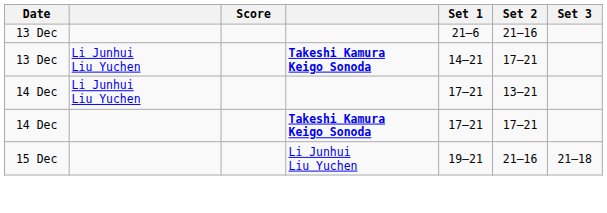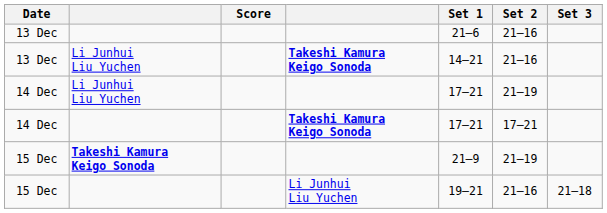(520, 59) 17–21 -> (520, 59) 21–16
(520, 92) 13–21 -> (520, 92) 21–19
+ row: (37, 158)
